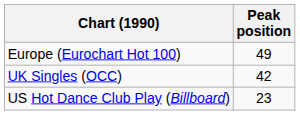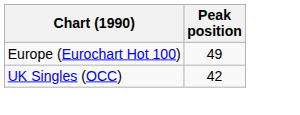- row: (119, 98)
